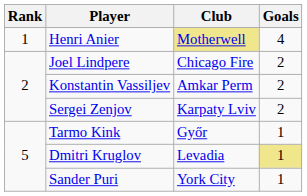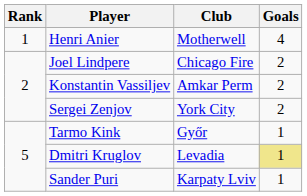(211, 39) khaki background -> (211, 39) no background
(216, 109) Karpaty Lviv -> (206, 109) York City
(206, 179) York City -> (216, 179) Karpaty Lviv
